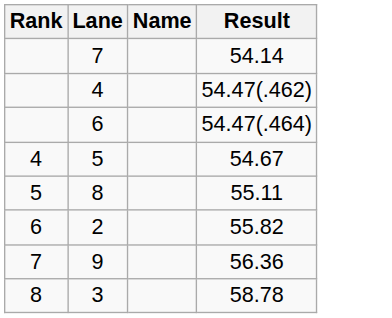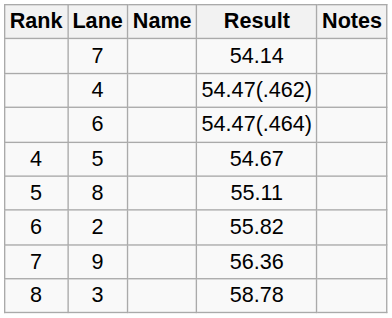+ column: (352, 21)
